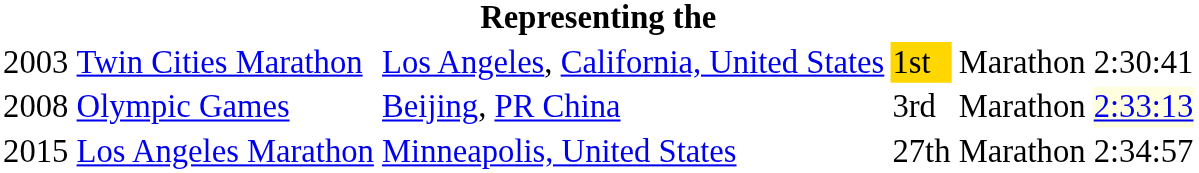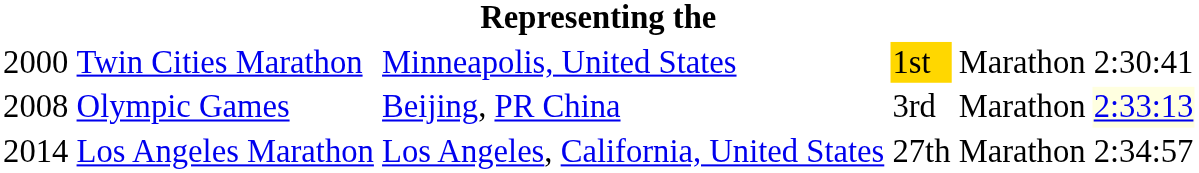(36, 61) 2003 -> (36, 61) 2000
(633, 61) Los Angeles, California, United States -> (559, 61) Minneapolis, United States
(36, 151) 2015 -> (36, 151) 2014
(559, 151) Minneapolis, United States -> (633, 151) Los Angeles, California, United States
